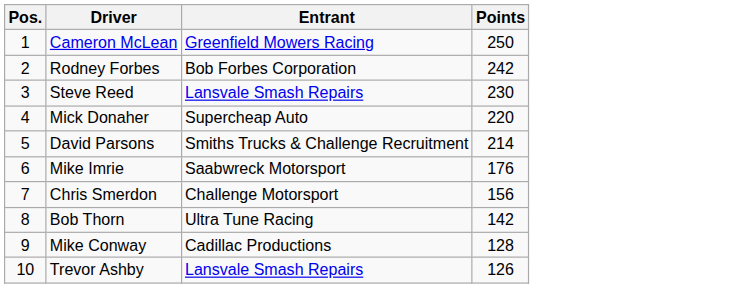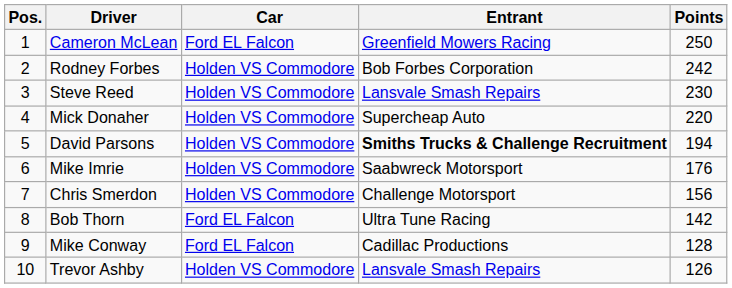+ column: (270, 17)
(327, 143) normal -> (514, 143) bold
(501, 143) 214 -> (699, 143) 194
